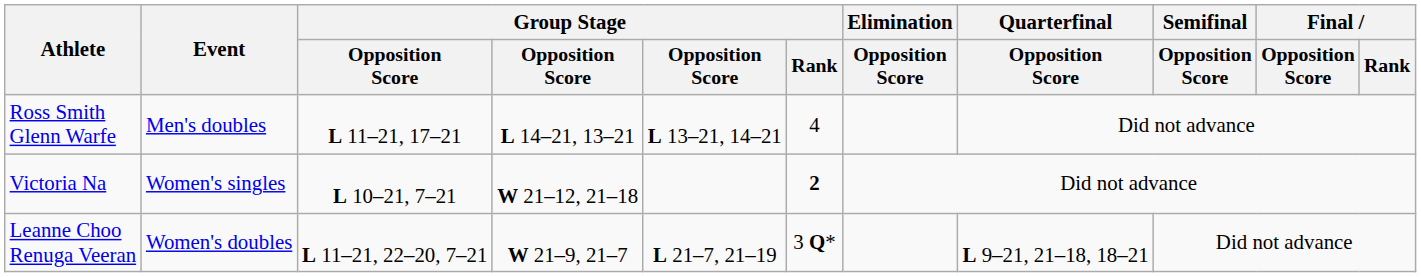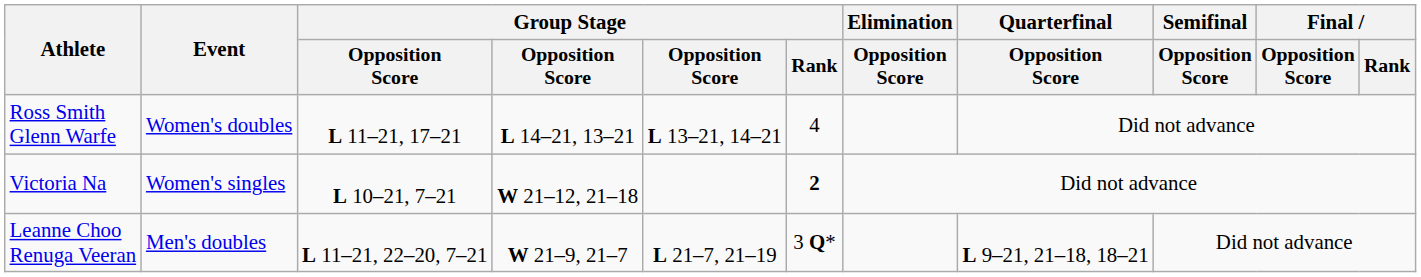(206, 124) Men's doubles -> (219, 124) Women's doubles
(219, 242) Women's doubles -> (206, 242) Men's doubles
